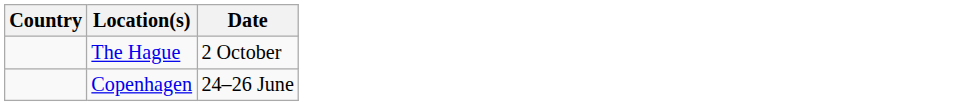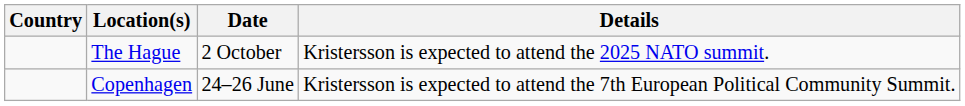+ column: (629, 20)
